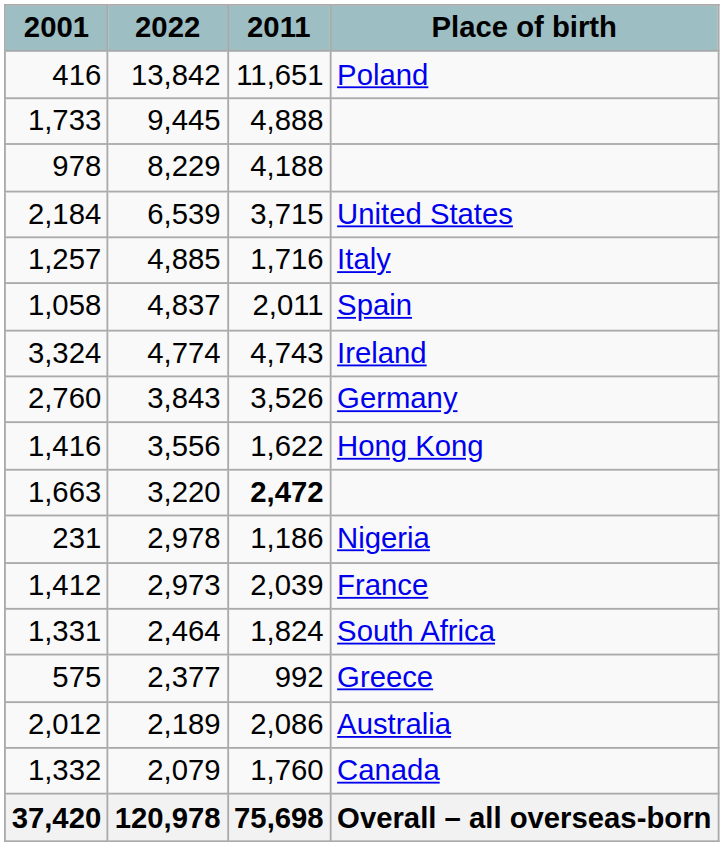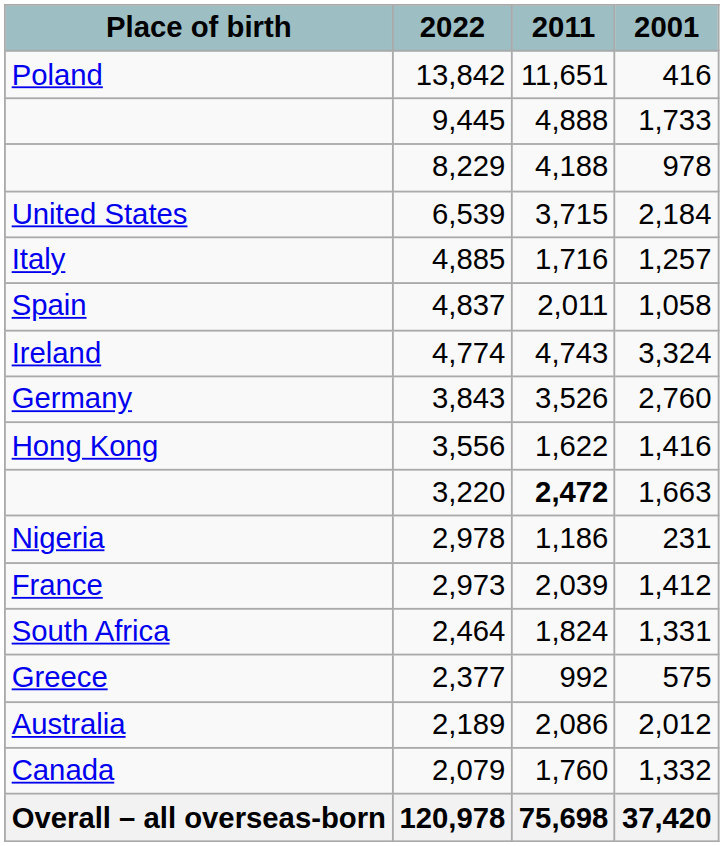columns swapped: (524, 27) <-> (56, 27)
